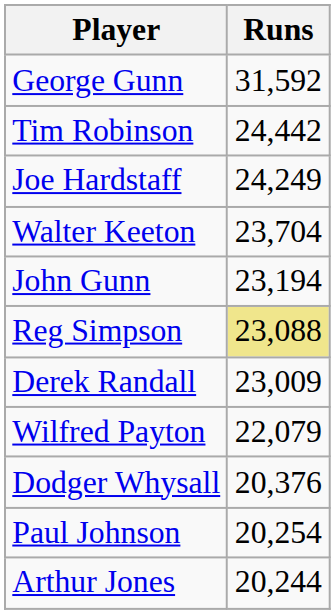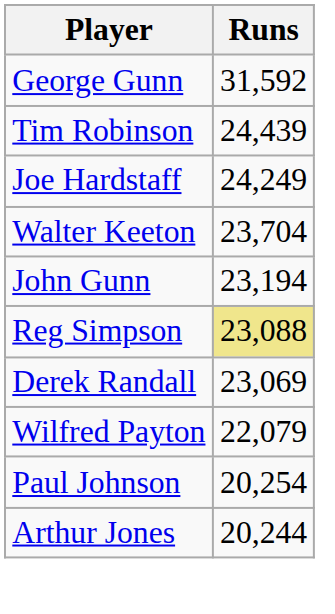(278, 130) 24,442 -> (264, 130) 24,439
(278, 381) 23,009 -> (264, 381) 23,069
- row: (116, 481)
